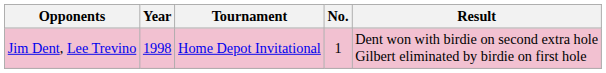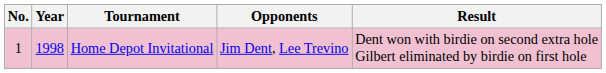columns swapped: (338, 16) <-> (72, 16)
